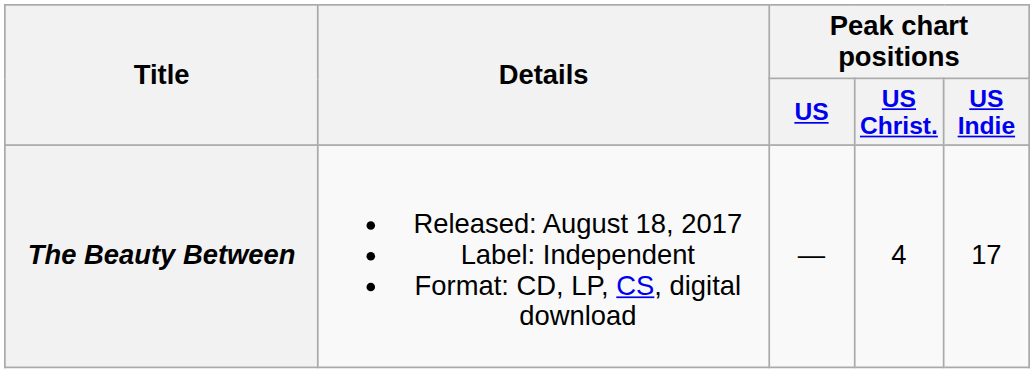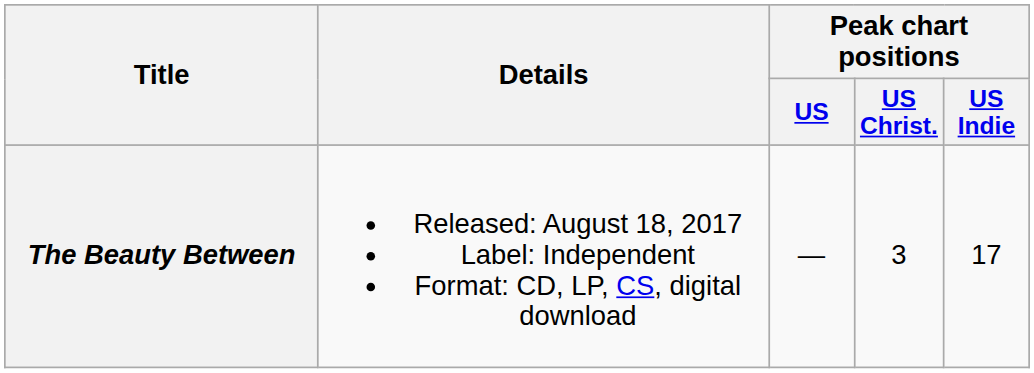(899, 255) 4 -> (899, 255) 3
